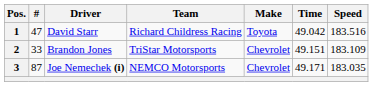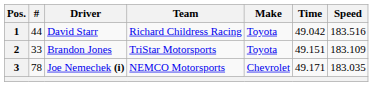(37, 31) 47 -> (37, 31) 44
(268, 49) Chevrolet -> (262, 49) Toyota
(37, 67) 87 -> (37, 67) 78
